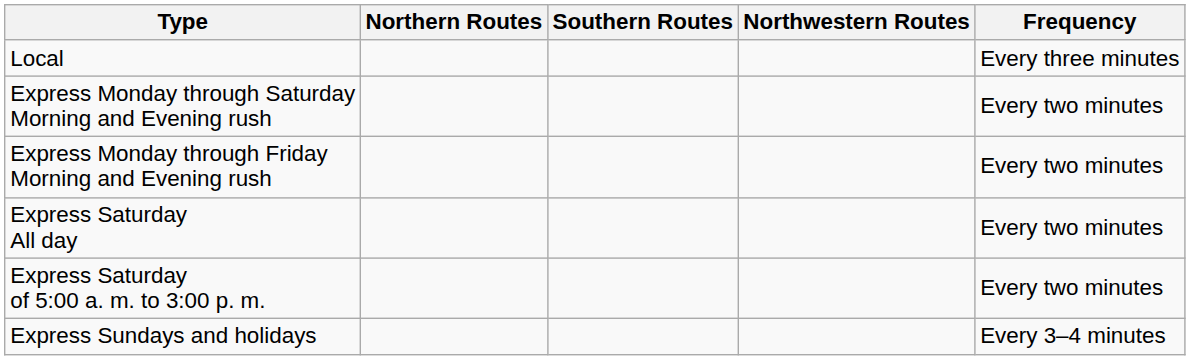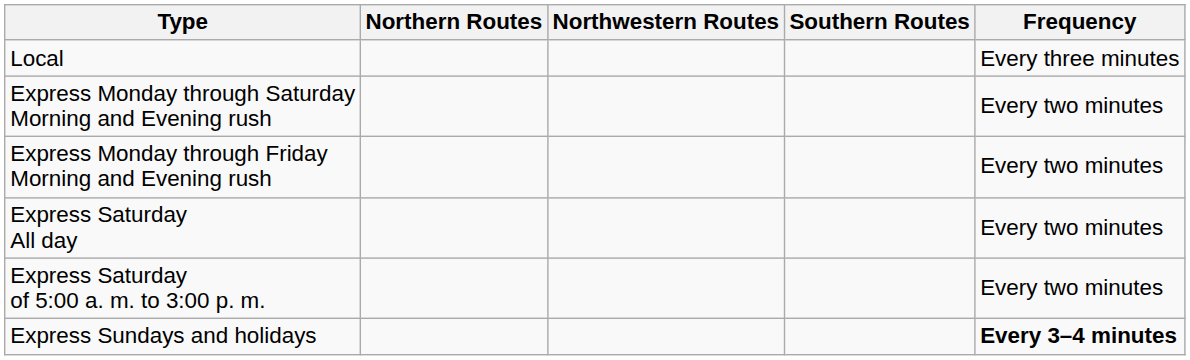columns swapped: (857, 22) <-> (643, 22)
(1073, 336) normal -> (1079, 336) bold
